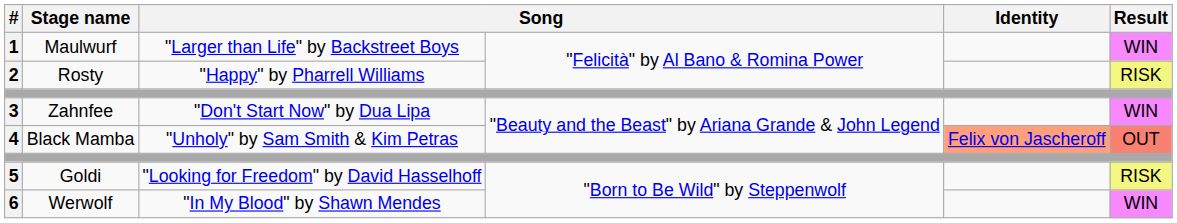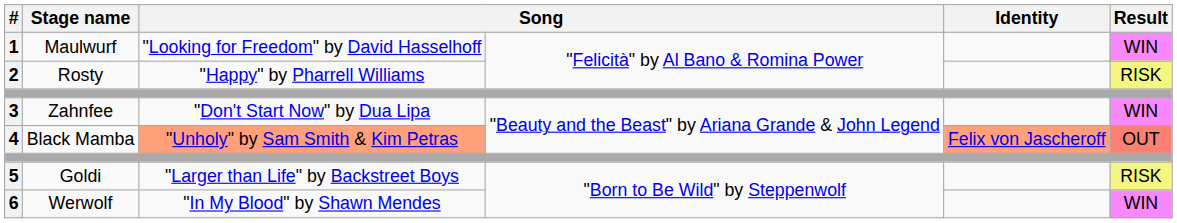(312, 46) "Larger than Life" by Backstreet Boys -> (312, 46) "Looking for Freedom" by David Hasselhoff
(312, 139) no background -> (312, 139) lightsalmon background
(312, 175) "Looking for Freedom" by David Hasselhoff -> (312, 175) "Larger than Life" by Backstreet Boys
